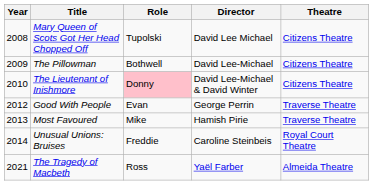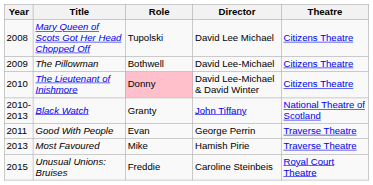+ row: (62, 110)
(17, 105) 2012 -> (17, 131) 2011
(17, 141) 2014 -> (17, 167) 2015
- row: (65, 167)
